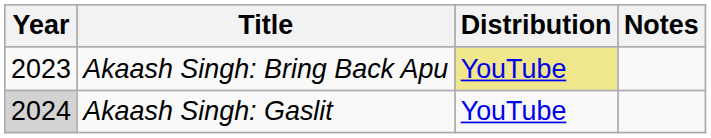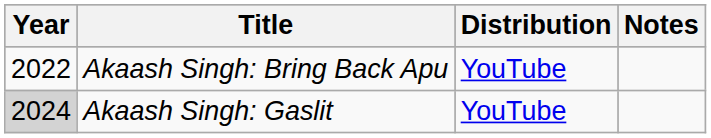(41, 68) 2023 -> (41, 68) 2022
(514, 68) khaki background -> (514, 68) no background
